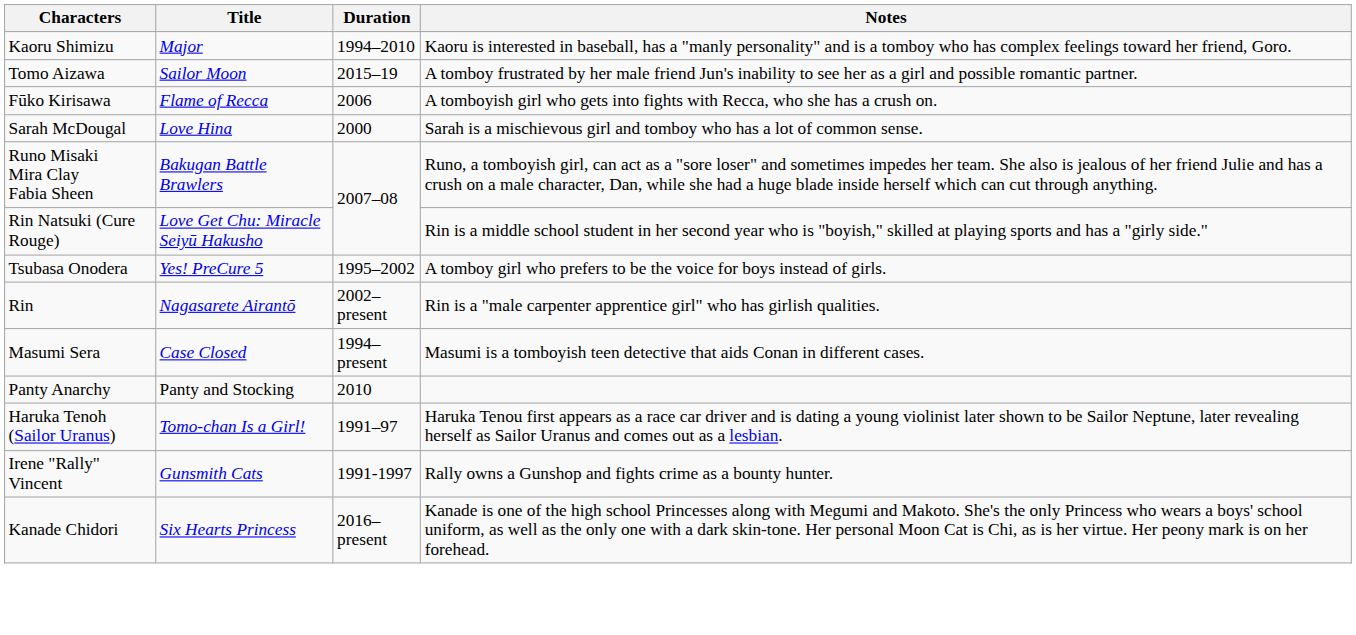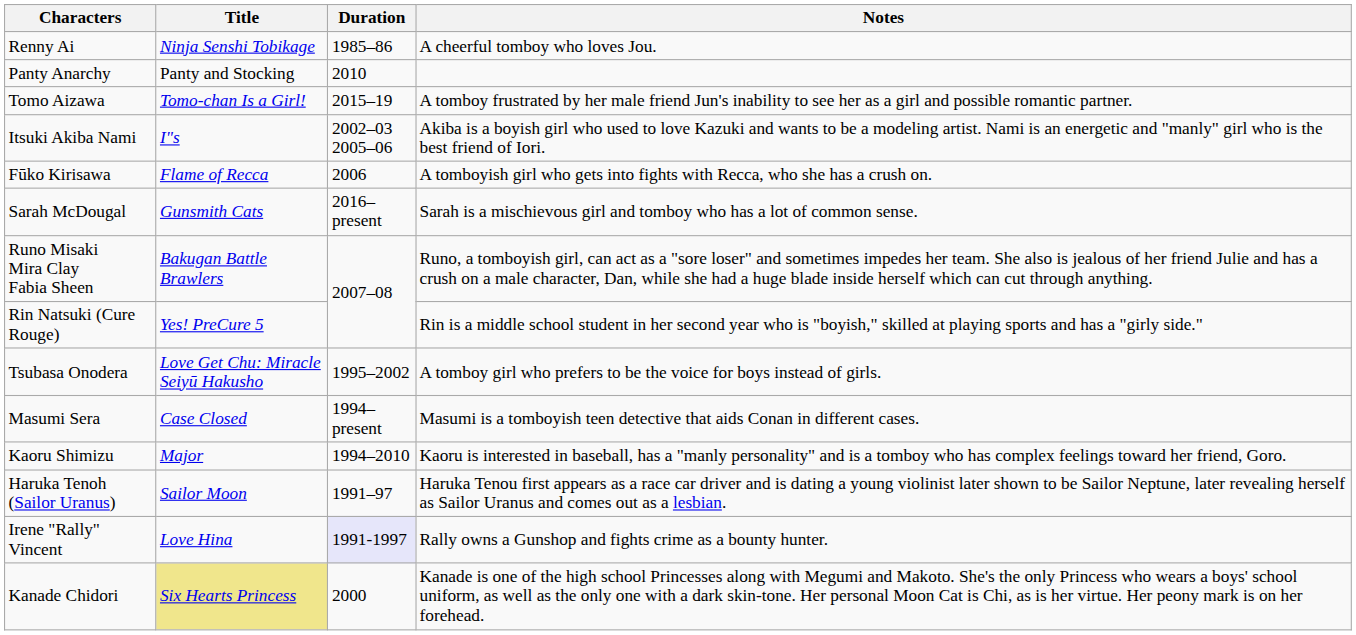+ row: (41, 45)
rows swapped: (60, 389) <-> (61, 45)
(203, 73) Sailor Moon -> (233, 100) Tomo-chan Is a Girl!
+ row: (72, 137)
(196, 127) Love Hina -> (212, 211) Gunsmith Cats
(354, 127) 2000 -> (357, 211) 2016–present
(240, 231) Love Get Chu: Miracle Seiyū Hakusho -> (212, 324) Yes! PreCure 5
(211, 268) Yes! PreCure 5 -> (240, 371) Love Get Chu: Miracle Seiyū Hakusho
- row: (21, 305)
(232, 426) Tomo-chan Is a Girl! -> (203, 492) Sailor Moon
(211, 473) Gunsmith Cats -> (196, 539) Love Hina
(375, 473) no background -> (369, 539) lavender background
(228, 529) no background -> (228, 596) khaki background
(362, 529) 2016–present -> (349, 596) 2000
